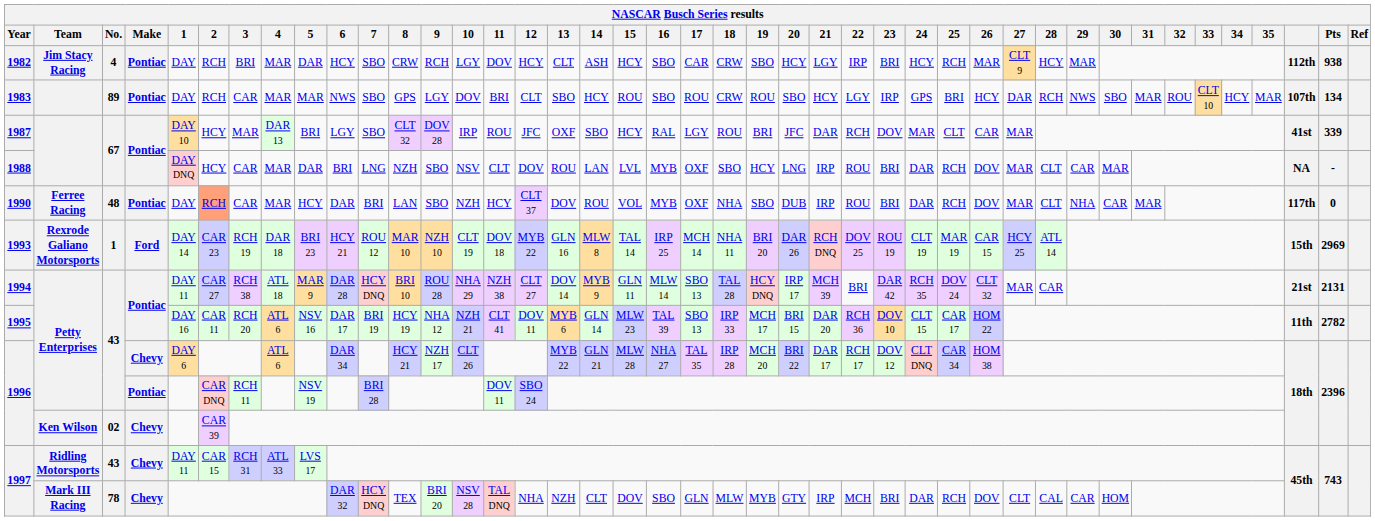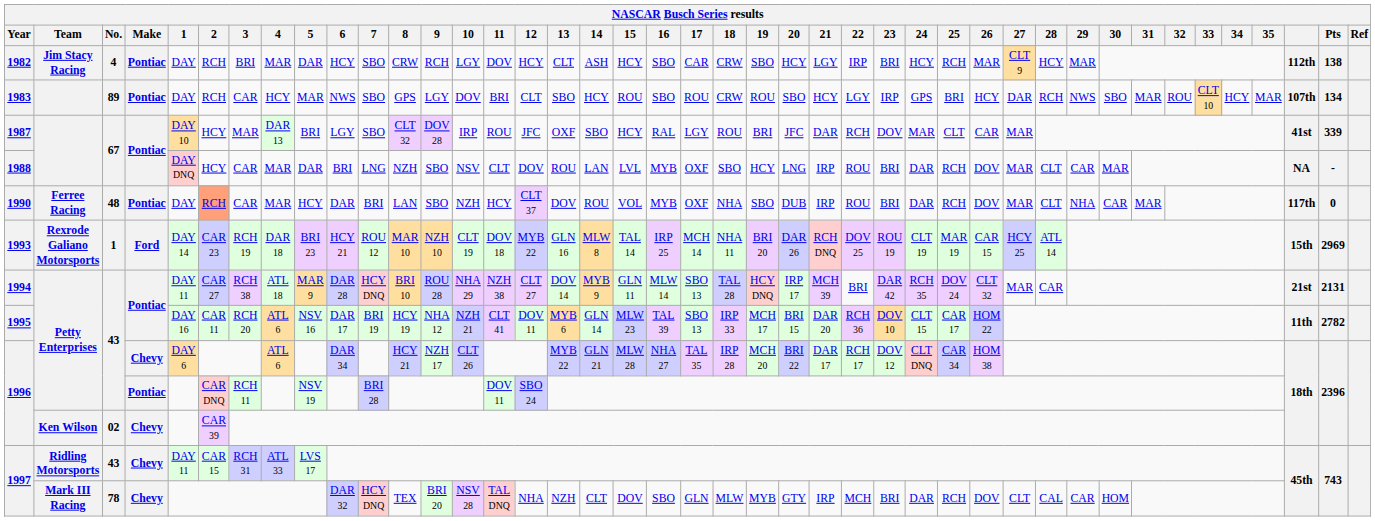(1333, 62) 938 -> (1333, 62) 138
(278, 97) MAR -> (278, 97) HCY
